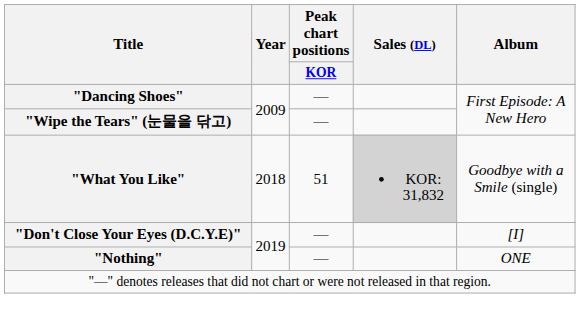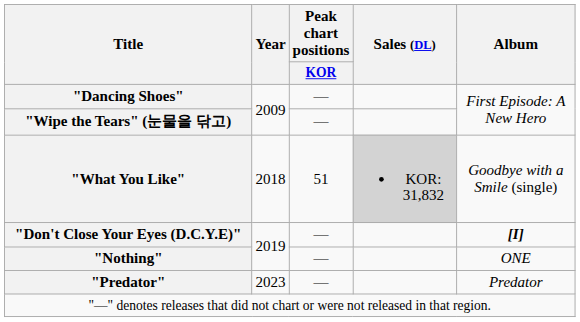(516, 234) normal -> (516, 234) bold
+ row: (128, 282)
